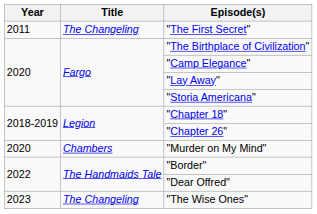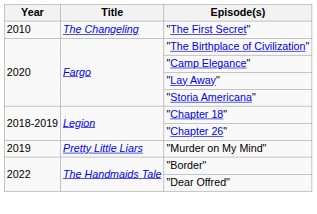(18, 30) 2011 -> (19, 30) 2010
(19, 149) 2020 -> (19, 149) 2019
(88, 149) Chambers -> (103, 149) Pretty Little Liars
- row: (207, 200)
